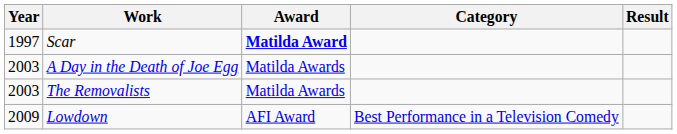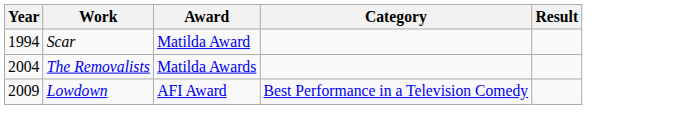(24, 41) 1997 -> (24, 41) 1994
(296, 41) bold -> (204, 41) normal
- row: (143, 66)
(24, 91) 2003 -> (24, 66) 2004
